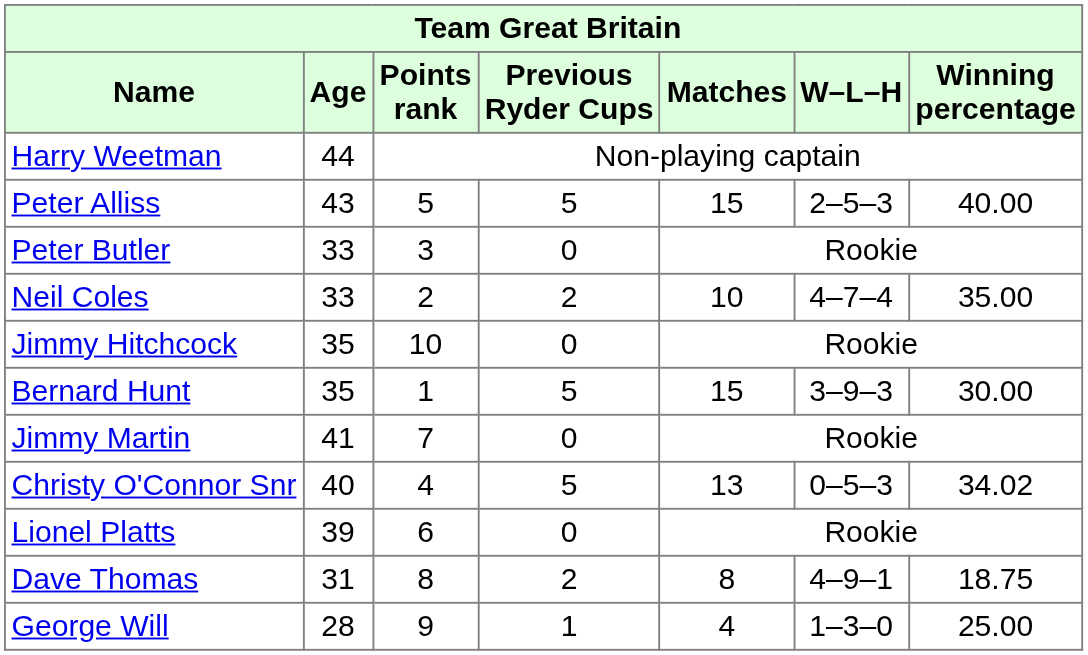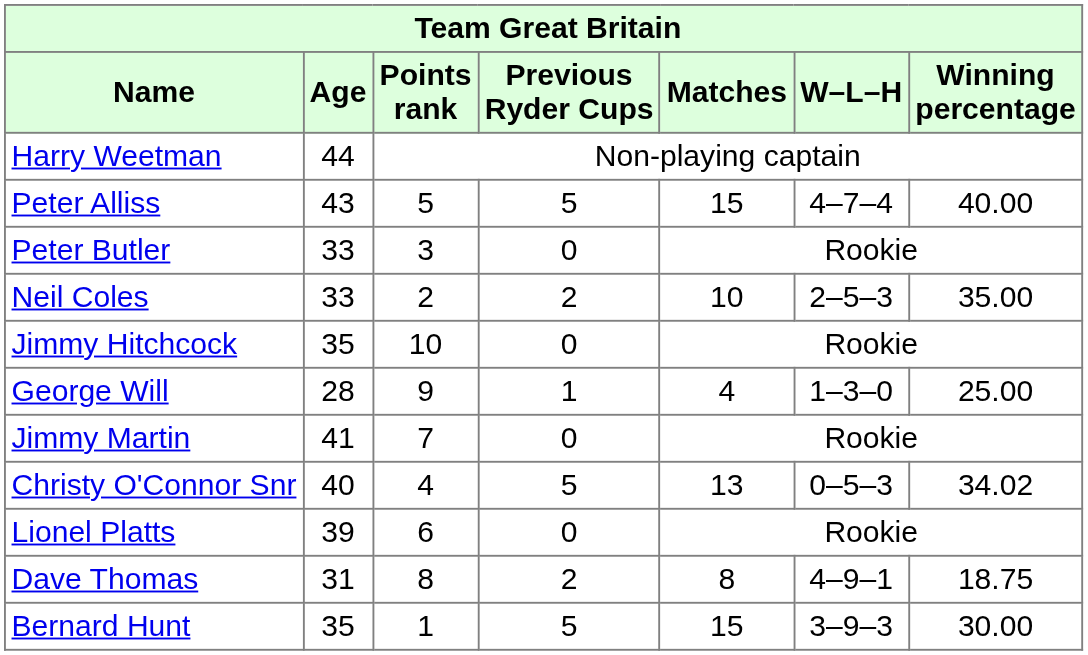(851, 202) 2–5–3 -> (851, 202) 4–7–4
(851, 296) 4–7–4 -> (851, 296) 2–5–3
rows swapped: (101, 390) <-> (90, 625)
